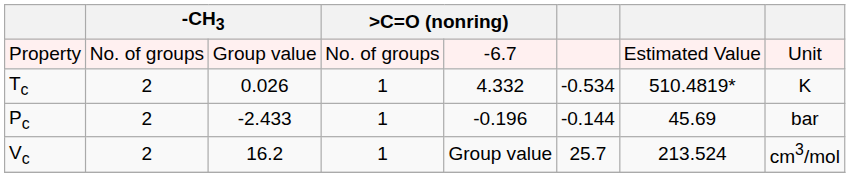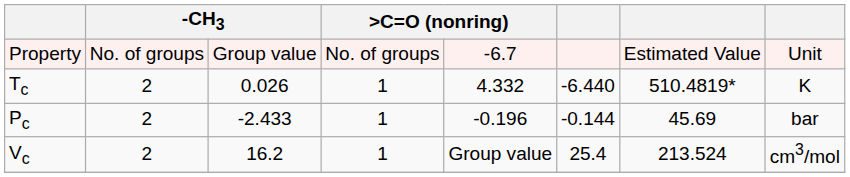(588, 85) -0.534 -> (588, 85) -6.440
(588, 154) 25.7 -> (588, 154) 25.4
